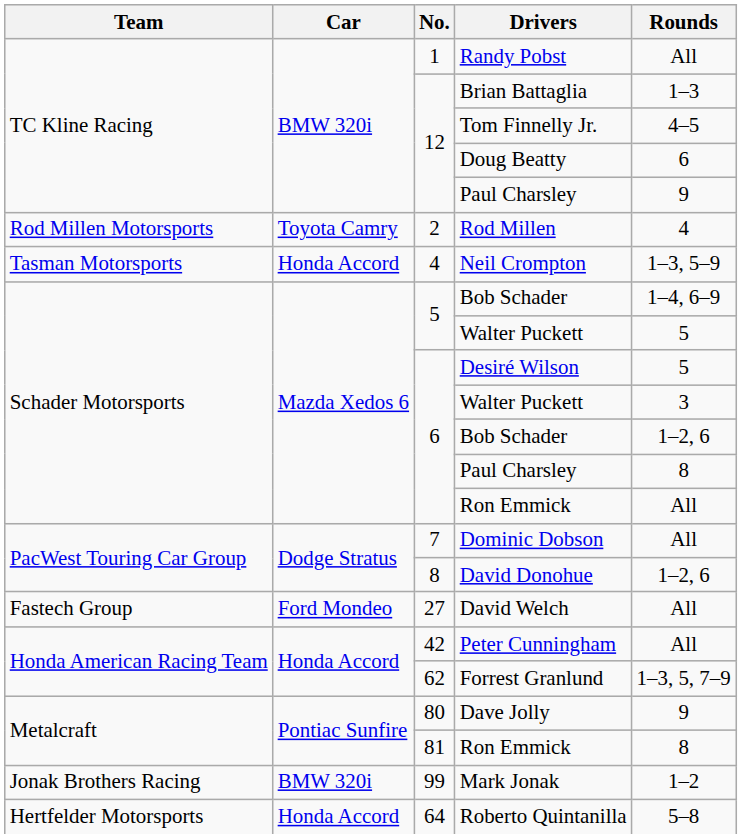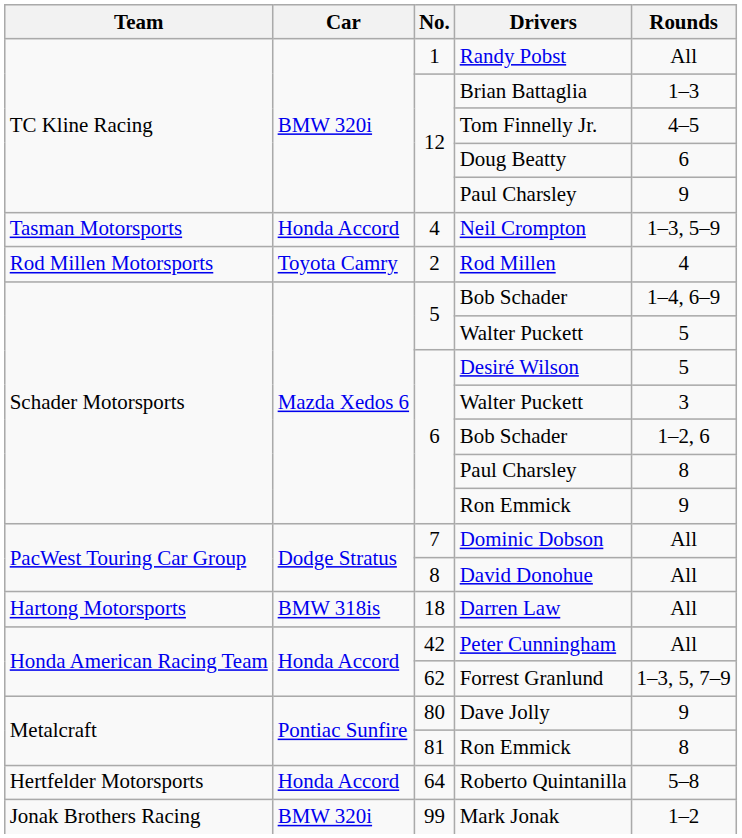rows swapped: (434, 228) <-> (434, 263)
(684, 505) All -> (684, 505) 9
(684, 574) 1–2, 6 -> (684, 574) All
+ row: (434, 608)
- row: (434, 608)
rows swapped: (434, 781) <-> (434, 816)
